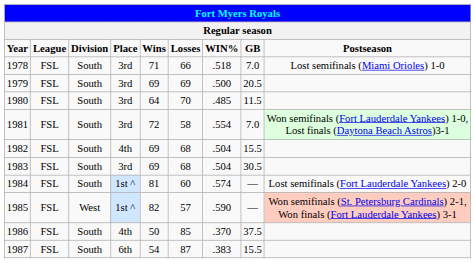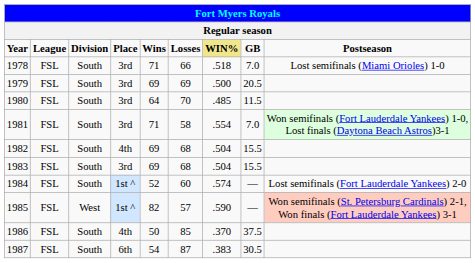(222, 48) no background -> (222, 48) khaki background
(154, 125) 72 -> (154, 125) 71
(253, 166) 30.5 -> (253, 166) 15.5
(154, 183) 81 -> (154, 183) 52
(253, 249) 15.5 -> (253, 249) 30.5
